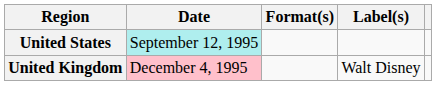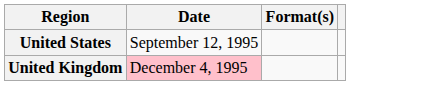- column: (381, 17)
(194, 42) paleturquoise background -> (194, 42) no background
